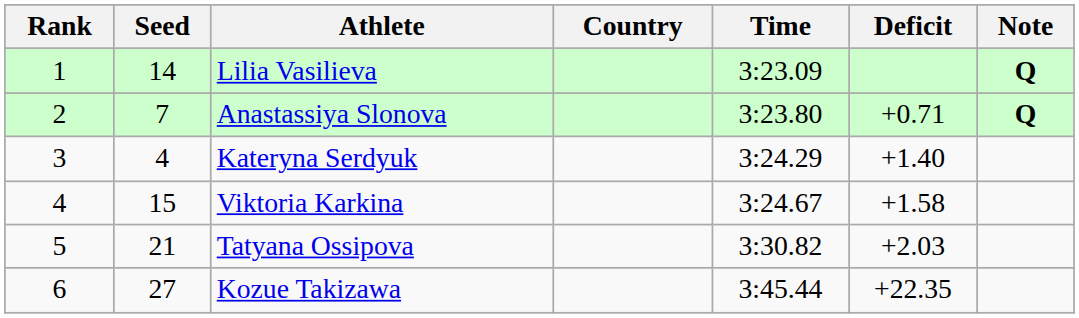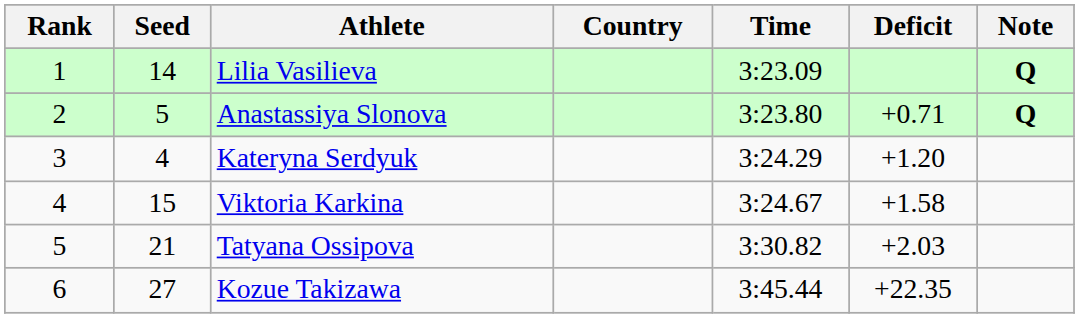(162, 114) 7 -> (162, 114) 5
(913, 158) +1.40 -> (913, 158) +1.20
